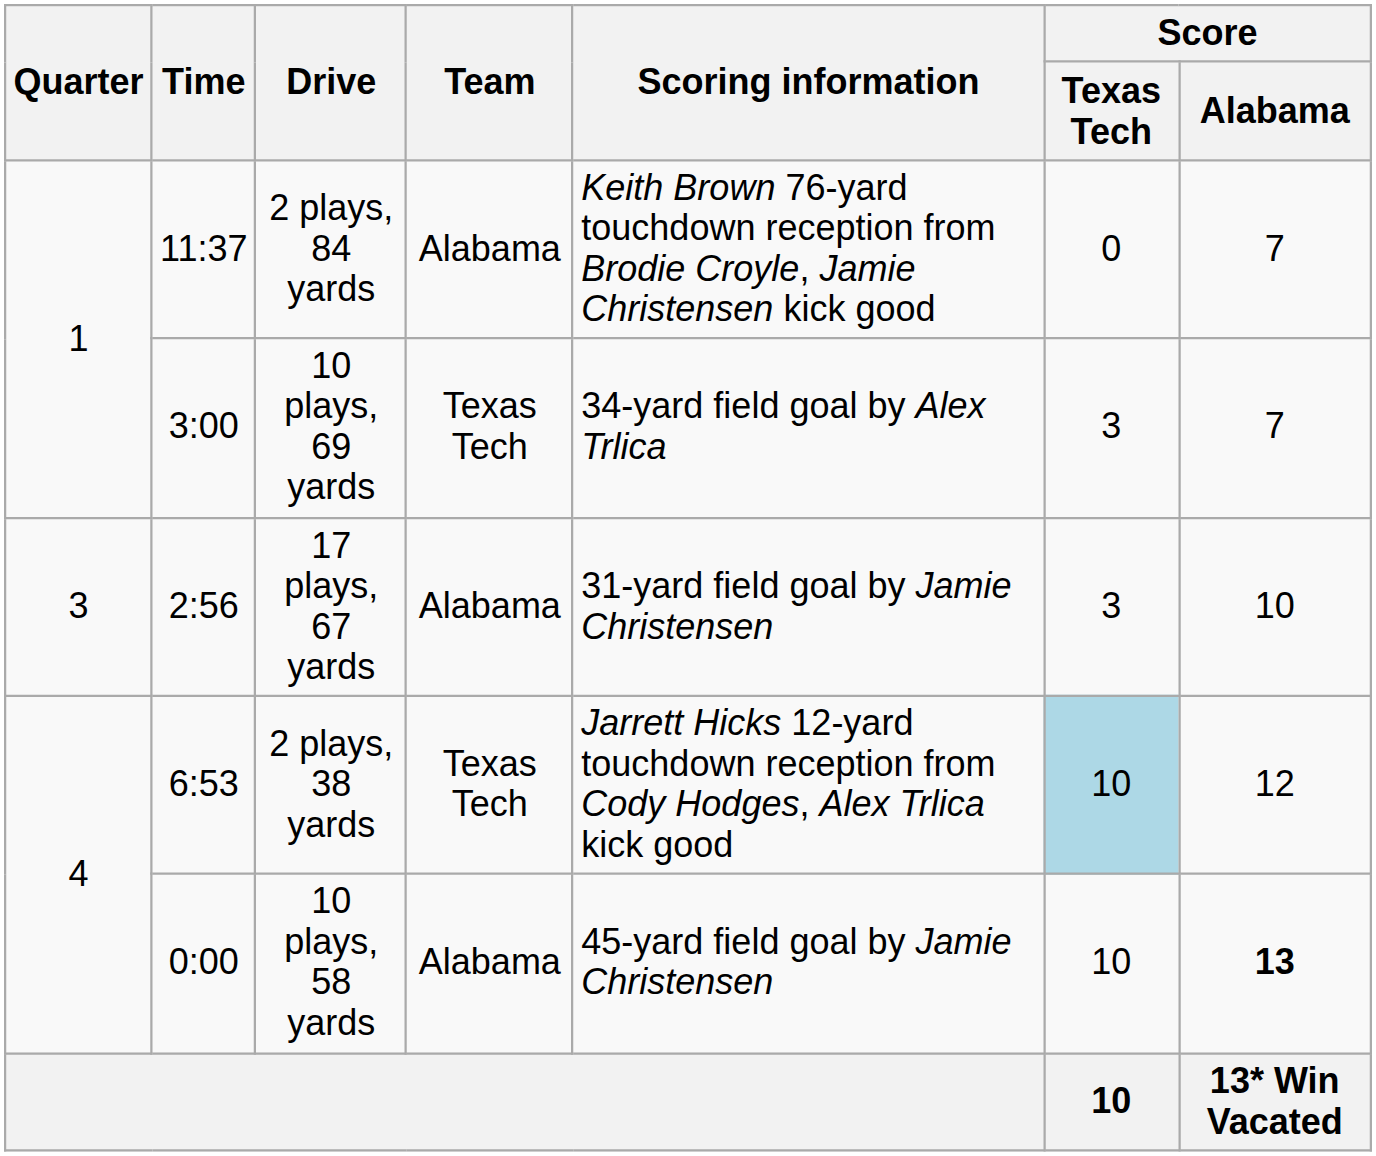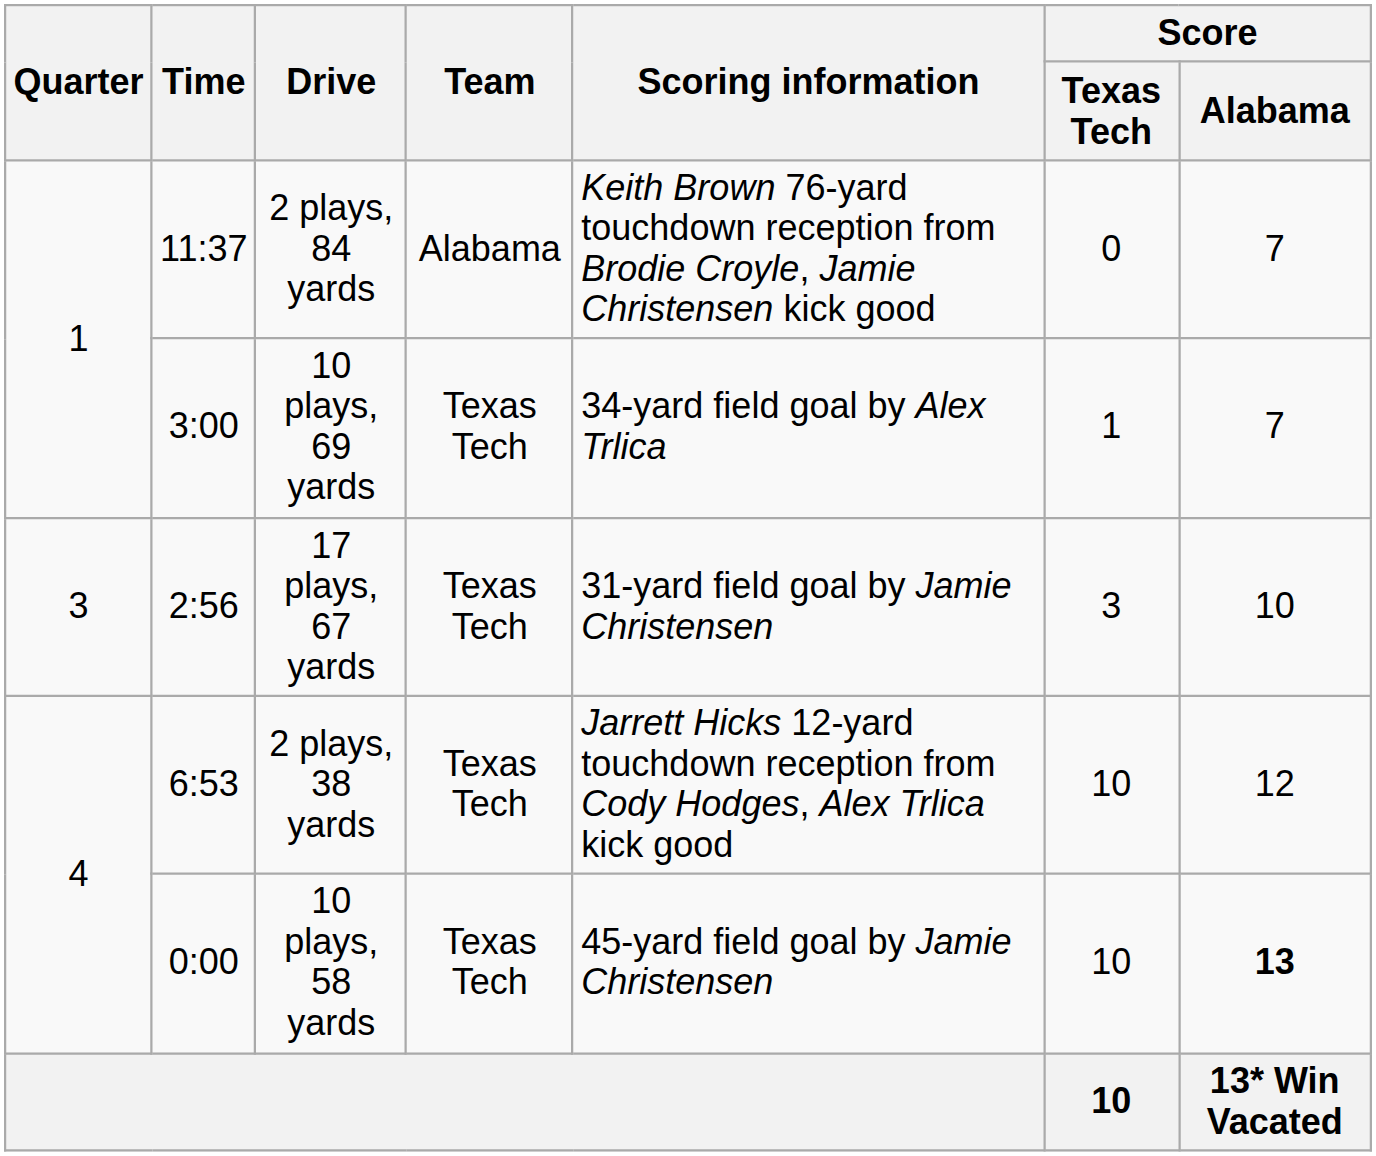(1111, 427) 3 -> (1111, 427) 1
(490, 605) Alabama -> (490, 605) Texas Tech
(1111, 784) lightblue background -> (1111, 784) no background
(490, 962) Alabama -> (490, 962) Texas Tech
